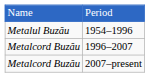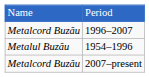rows swapped: (109, 30) <-> (109, 46)
